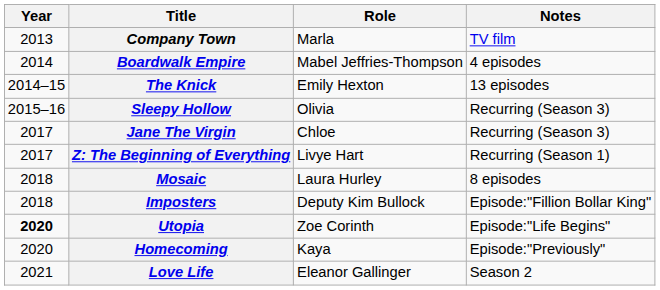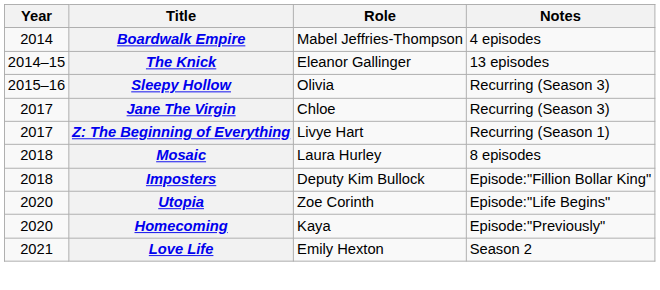- row: (181, 39)
(340, 86) Emily Hexton -> (354, 62) Eleanor Gallinger
(37, 226) bold -> (37, 202) normal
(354, 272) Eleanor Gallinger -> (340, 249) Emily Hexton
